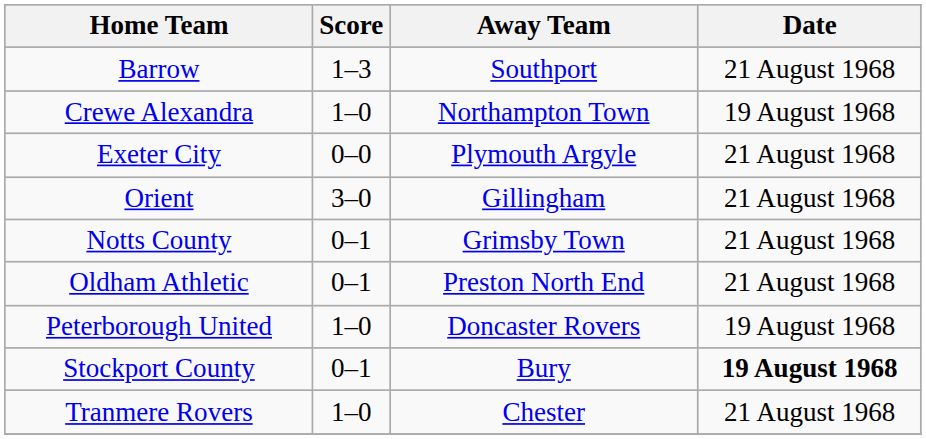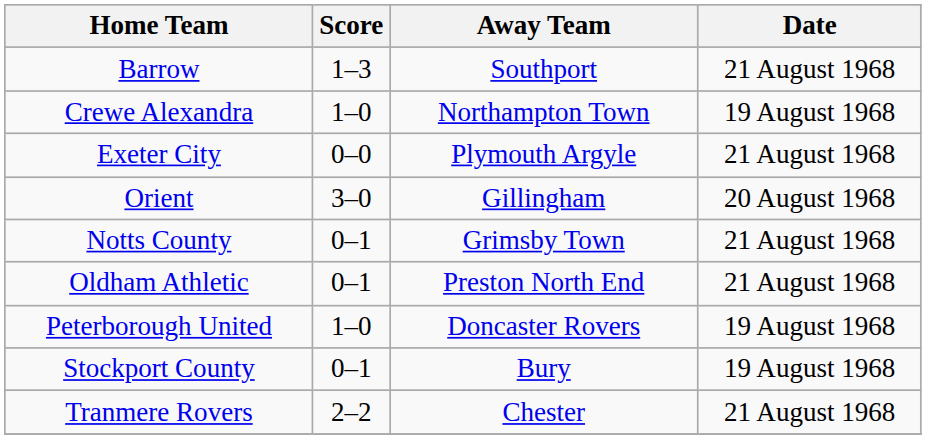(810, 197) 21 August 1968 -> (810, 197) 20 August 1968
(810, 369) bold -> (810, 369) normal
(351, 411) 1–0 -> (351, 411) 2–2
